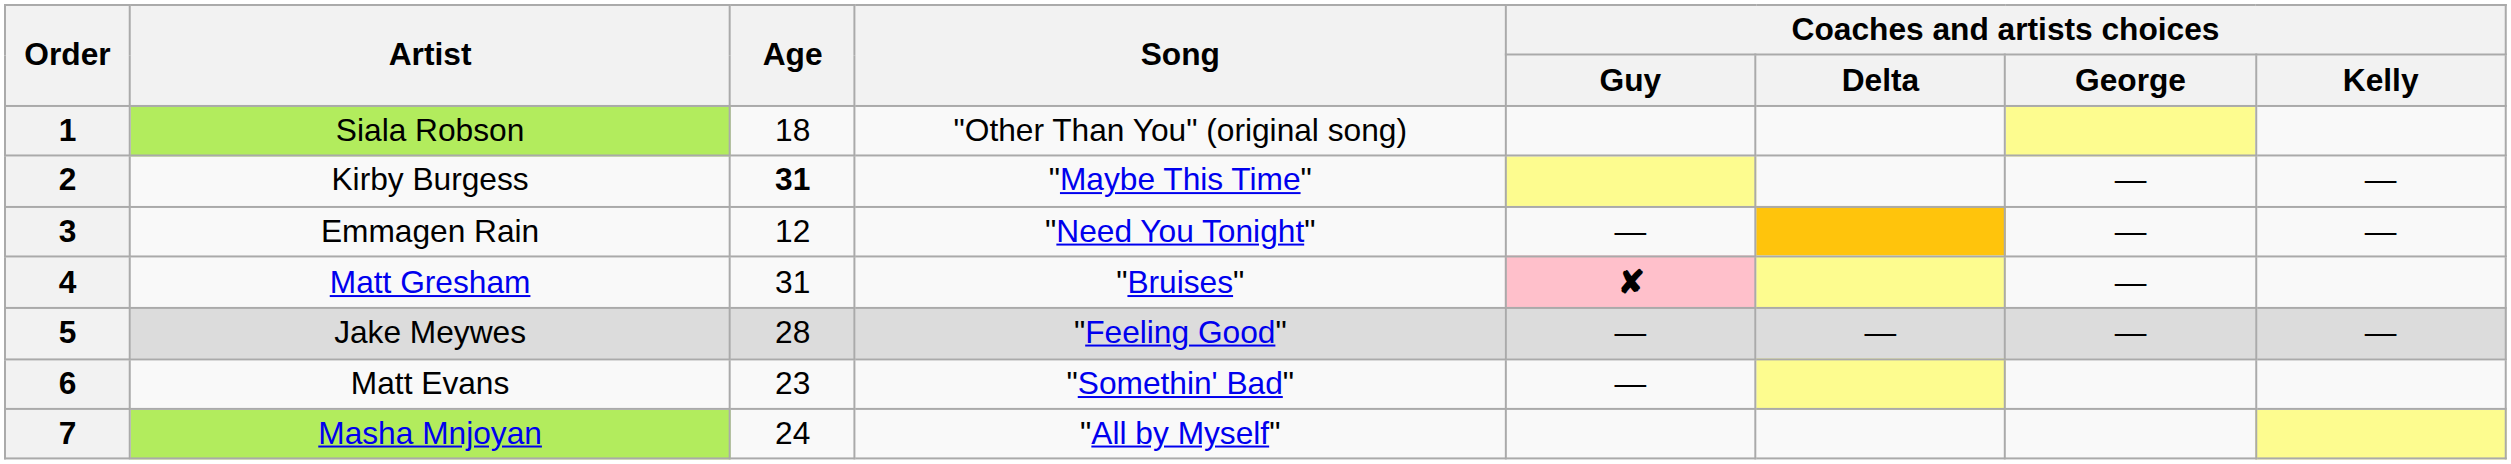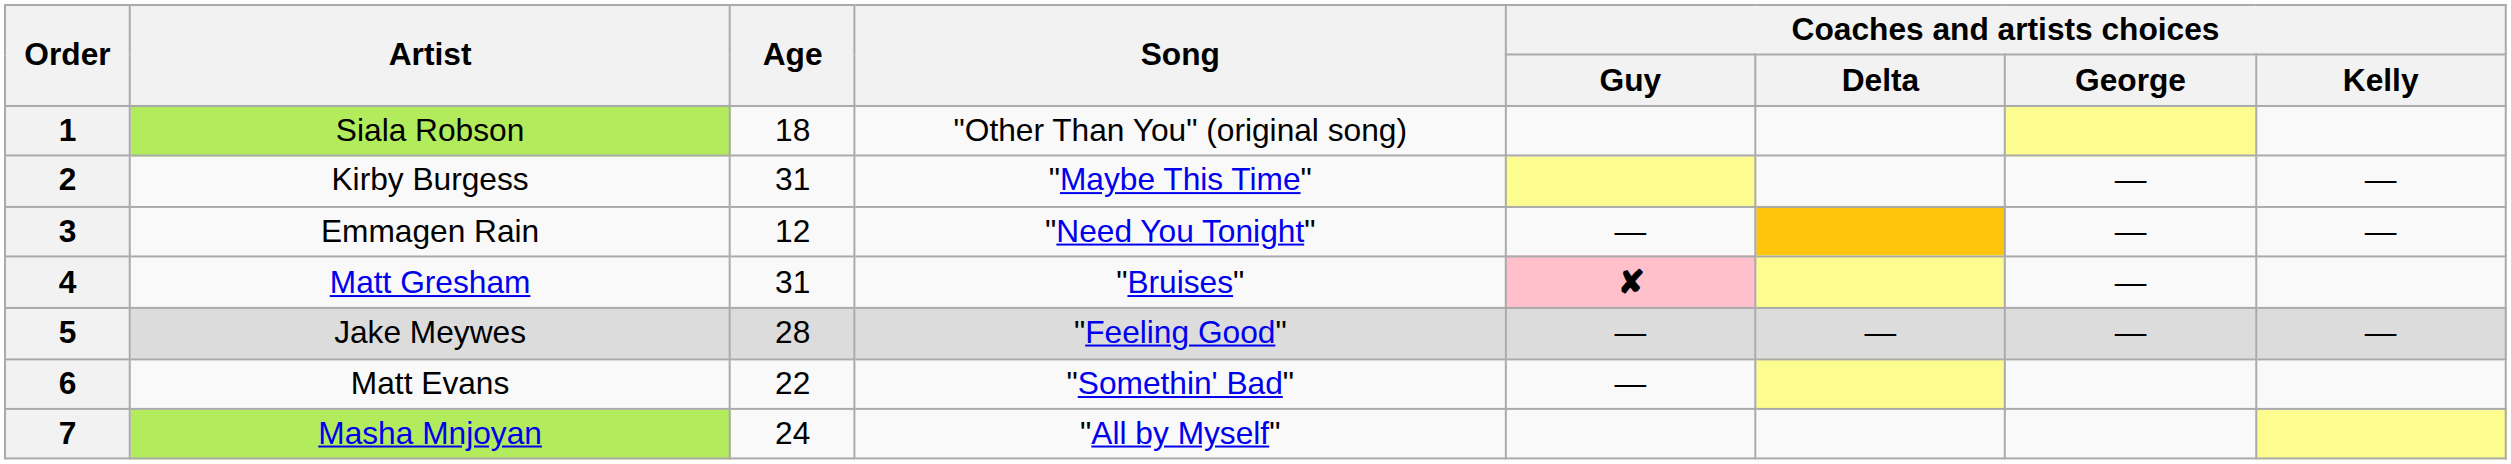(793, 180) bold -> (793, 180) normal
(793, 383) 23 -> (793, 383) 22
